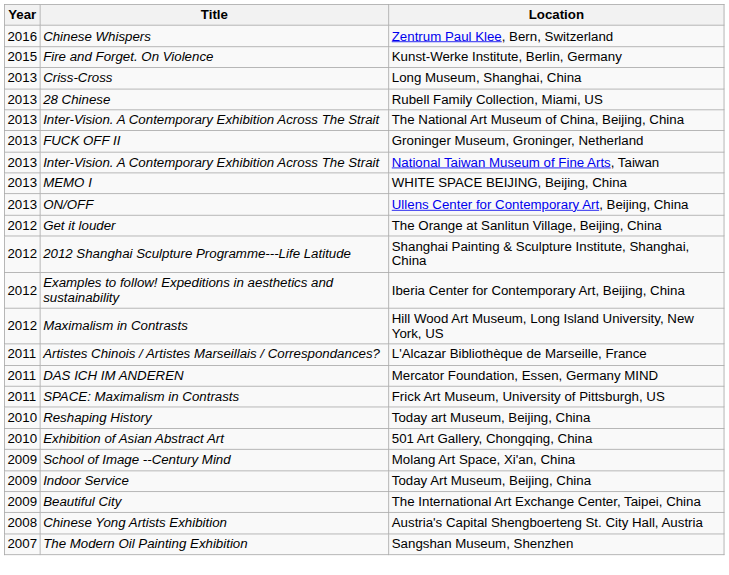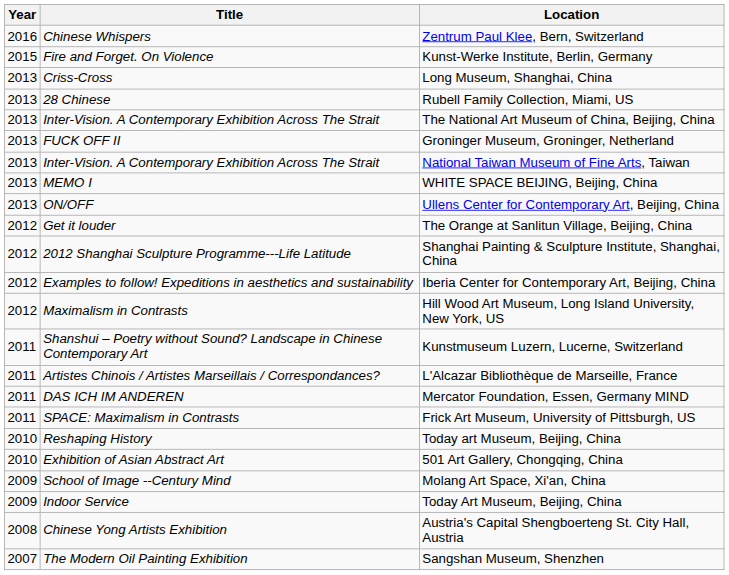+ row: (553, 347)
- row: (546, 502)
